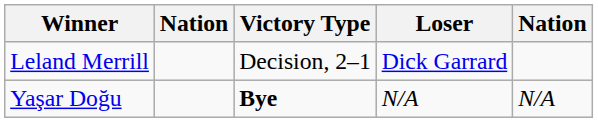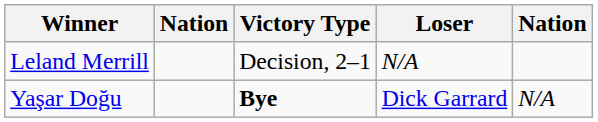(444, 60) Dick Garrard -> (400, 60) N/A
(400, 98) N/A -> (444, 98) Dick Garrard
